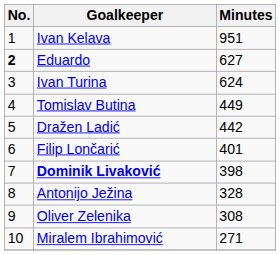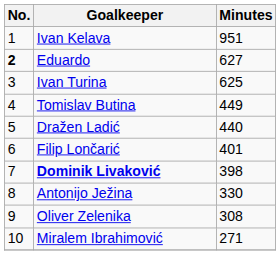(231, 82) 624 -> (231, 82) 625
(231, 127) 442 -> (231, 127) 440
(231, 194) 328 -> (231, 194) 330
